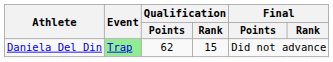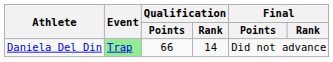(167, 47) 62 -> (167, 47) 66
(211, 47) 15 -> (211, 47) 14
